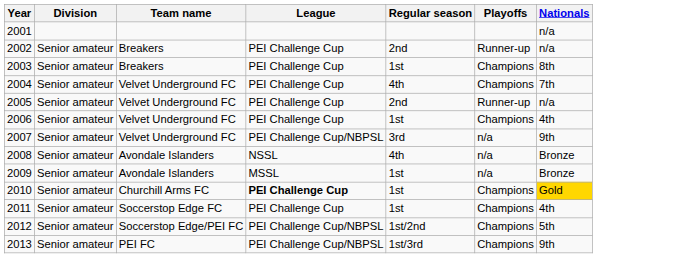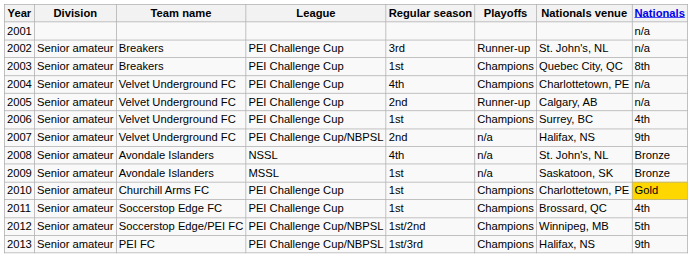+ column: (584, 13)
(398, 48) 2nd -> (397, 48) 3rd
(547, 84) 7th -> (642, 84) n/a
(397, 137) 3rd -> (398, 137) 2nd
(298, 191) bold -> (296, 191) normal
